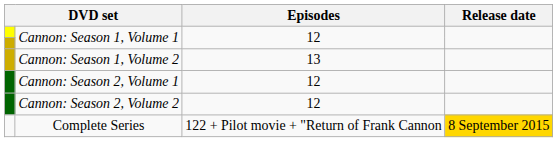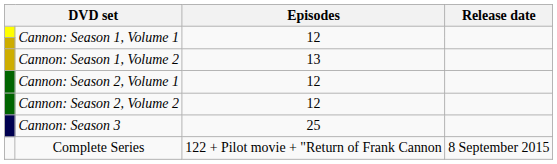+ row: (69, 125)
(499, 125) gold background -> (499, 147) no background
